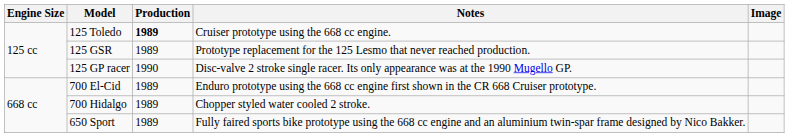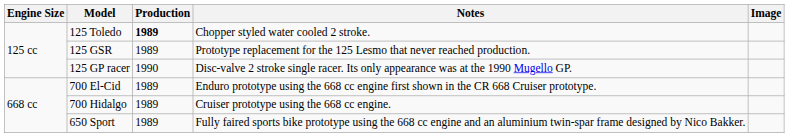(293, 31) Cruiser prototype using the 668 cc engine. -> (283, 31) Chopper styled water cooled 2 stroke.
(283, 104) Chopper styled water cooled 2 stroke. -> (293, 104) Cruiser prototype using the 668 cc engine.
